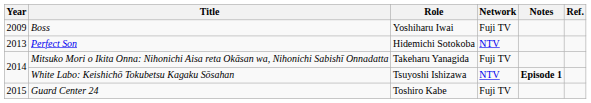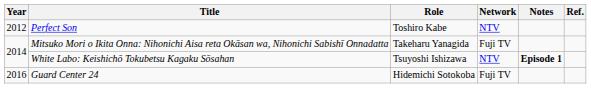- row: (40, 28)
(17, 43) 2013 -> (17, 28) 2012
(434, 43) Hidemichi Sotokoba -> (420, 28) Toshiro Kabe
(17, 91) 2015 -> (17, 75) 2016
(420, 91) Toshiro Kabe -> (434, 75) Hidemichi Sotokoba
